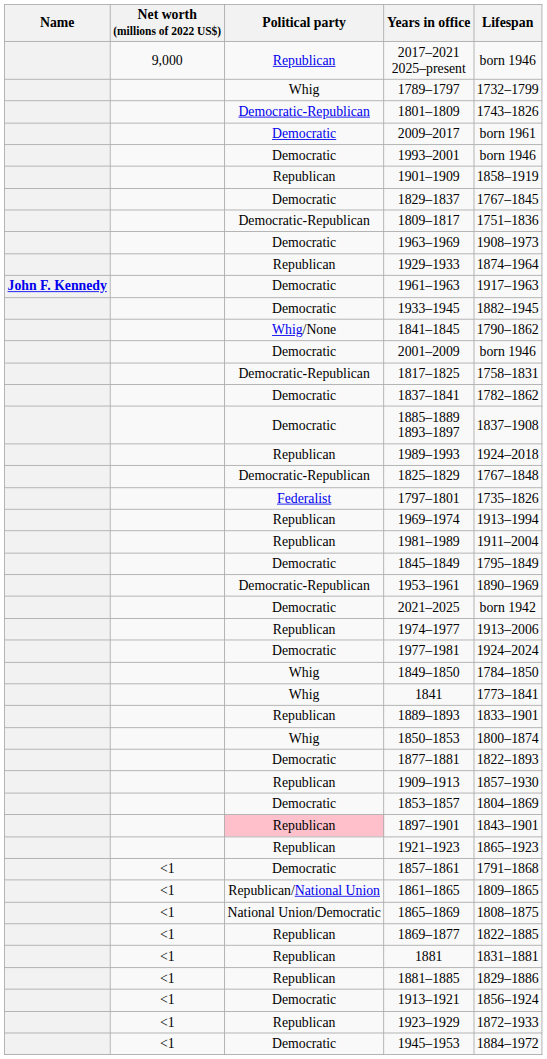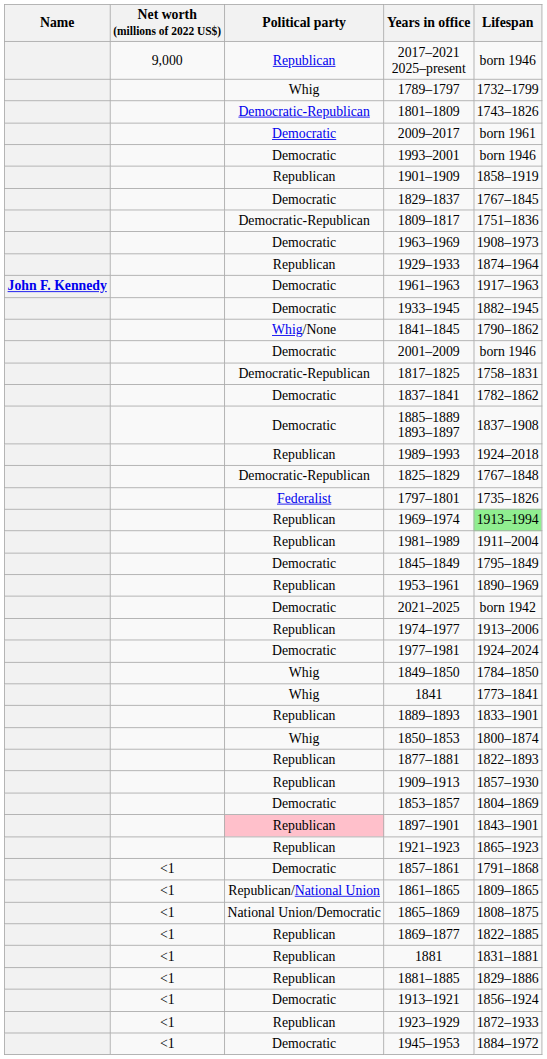(508, 520) no background -> (508, 520) lightgreen background
(304, 585) Democratic-Republican -> (304, 585) Republican
(304, 760) Democratic -> (304, 760) Republican
